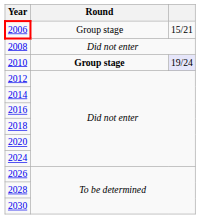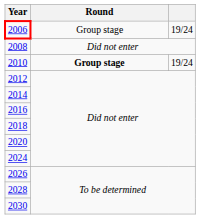(182, 30) 15/21 -> (182, 30) 19/24
(182, 63) lavender background -> (182, 63) no background
